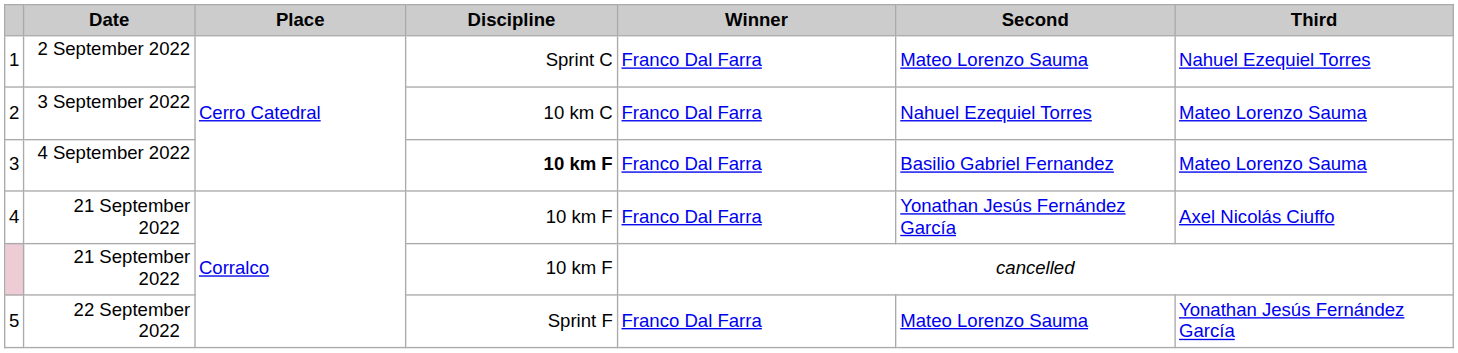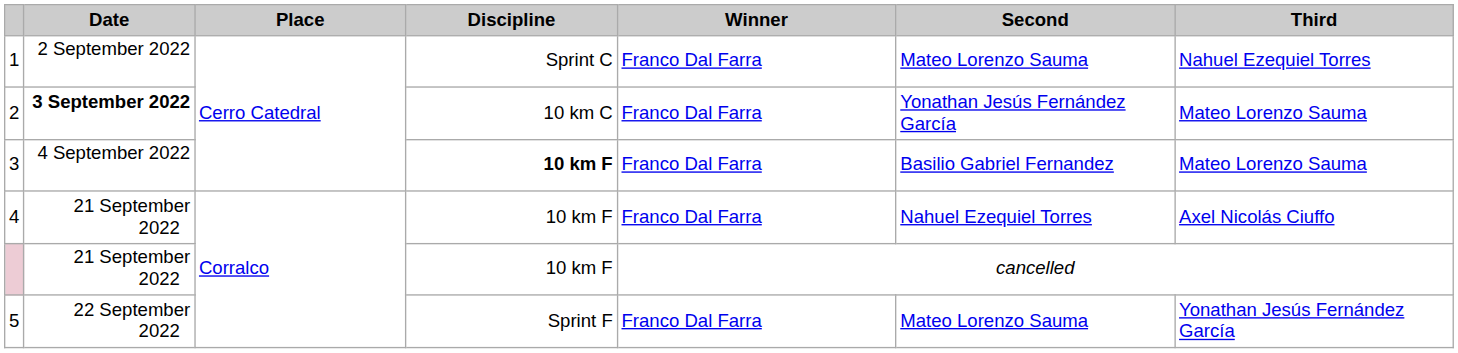(114, 112) normal -> (111, 112) bold
(996, 112) Nahuel Ezequiel Torres -> (1013, 112) Yonathan Jesús Fernández García
(1013, 216) Yonathan Jesús Fernández García -> (996, 216) Nahuel Ezequiel Torres
